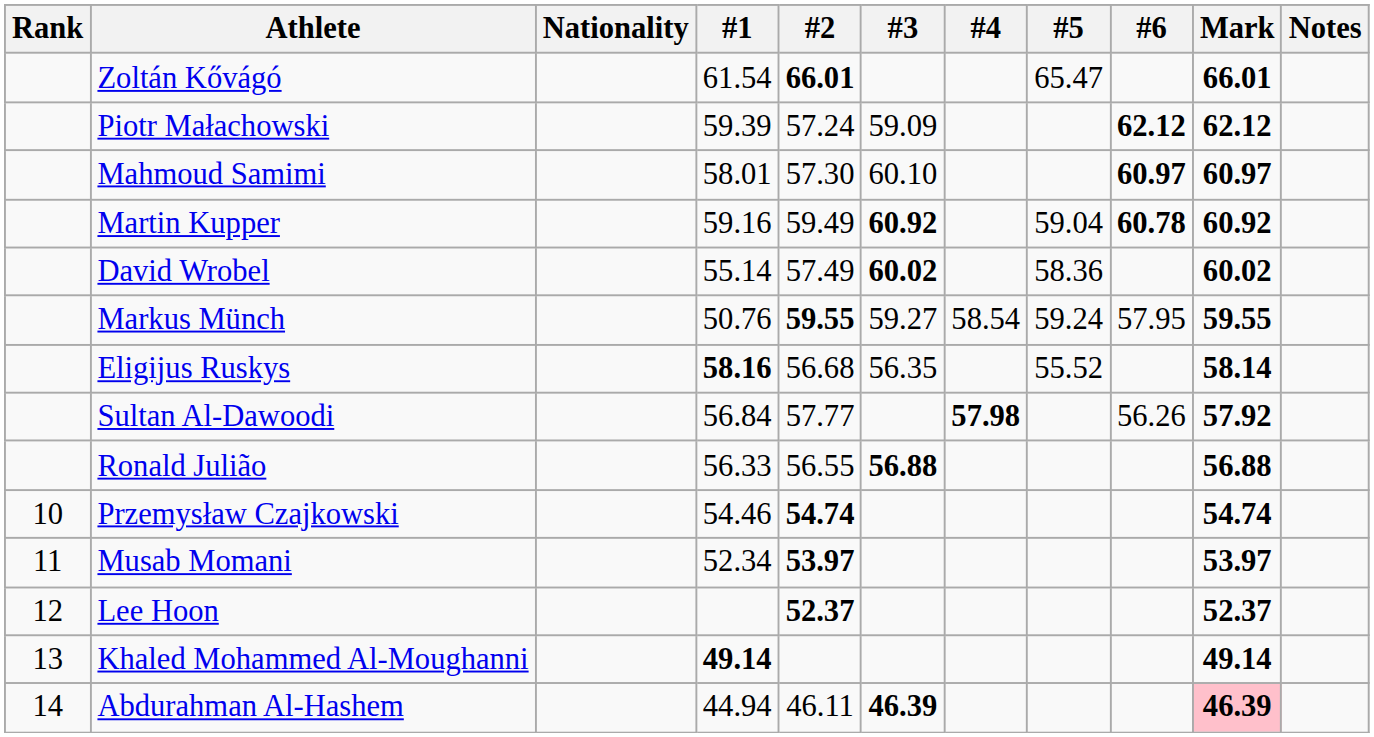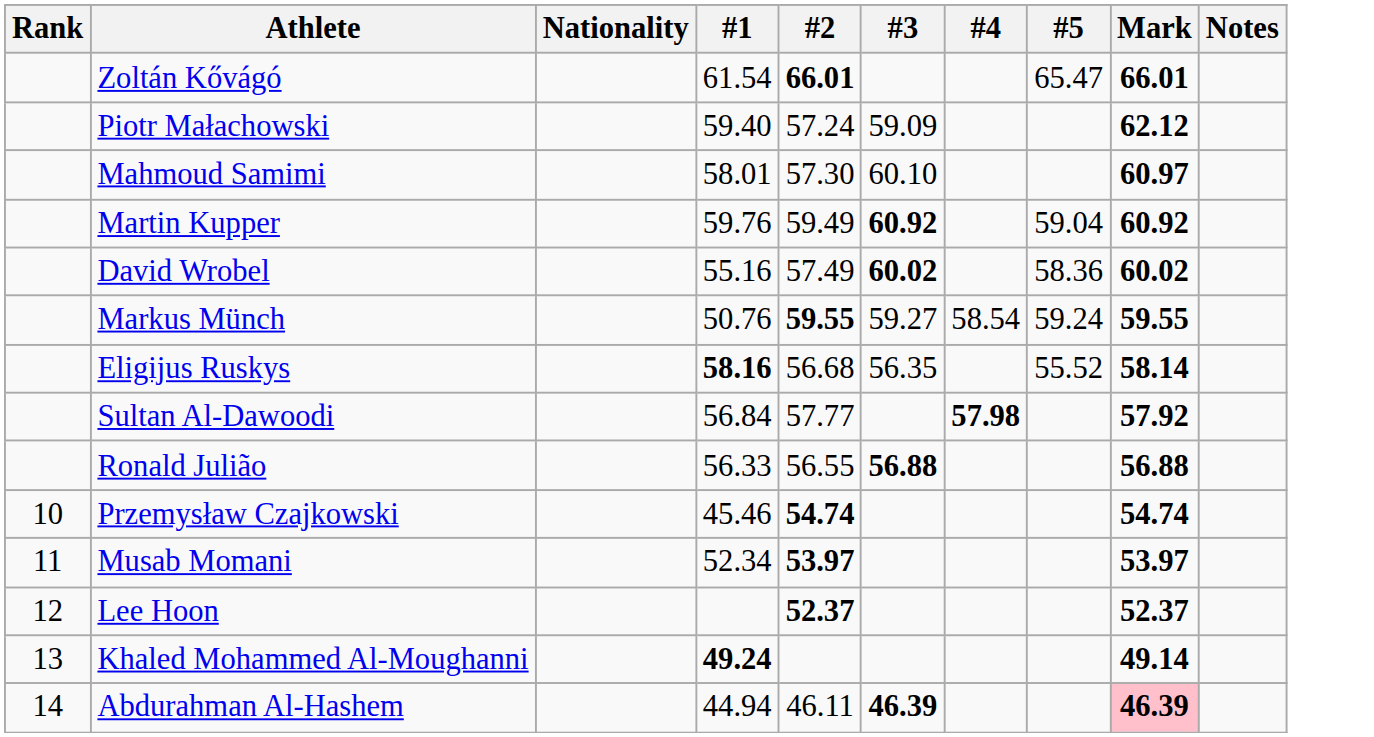- column: (1151, 28)
(737, 125) 59.39 -> (737, 125) 59.40
(737, 222) 59.16 -> (737, 222) 59.76
(737, 271) 55.14 -> (737, 271) 55.16
(737, 513) 54.46 -> (737, 513) 45.46
(737, 658) 49.14 -> (737, 658) 49.24
